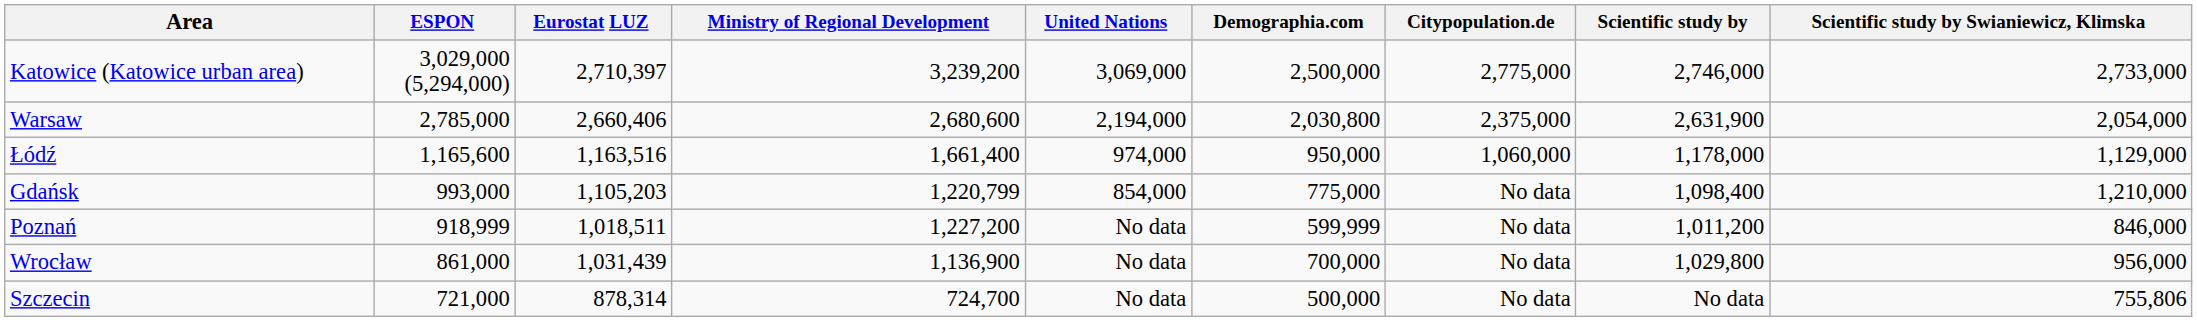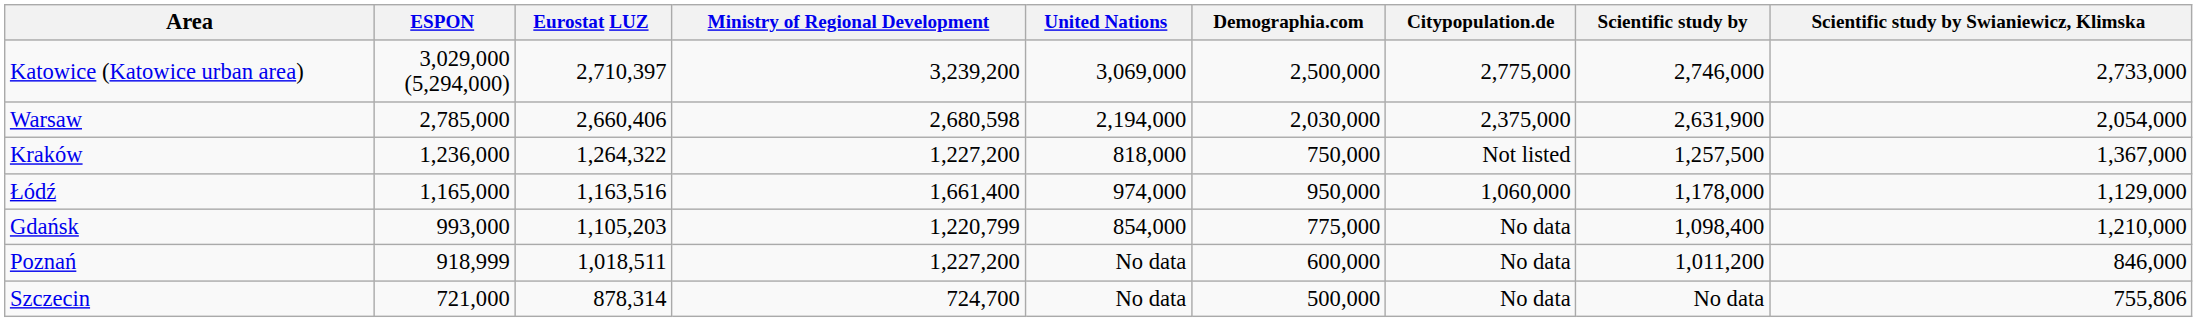(975, 119) 2,680,600 -> (975, 119) 2,680,598
(1335, 119) 2,030,800 -> (1335, 119) 2,030,000
+ row: (46, 155)
(465, 155) 1,165,600 -> (465, 190) 1,165,000
(1344, 226) 599,999 -> (1344, 262) 600,000
- row: (51, 262)
